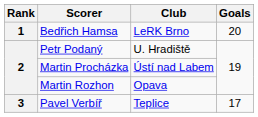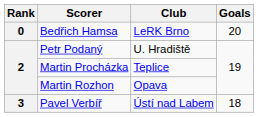(21, 31) 1 -> (21, 31) 0
(174, 67) Ústí nad Labem -> (151, 67) Teplice
(151, 103) Teplice -> (174, 103) Ústí nad Labem
(235, 103) 17 -> (235, 103) 18
